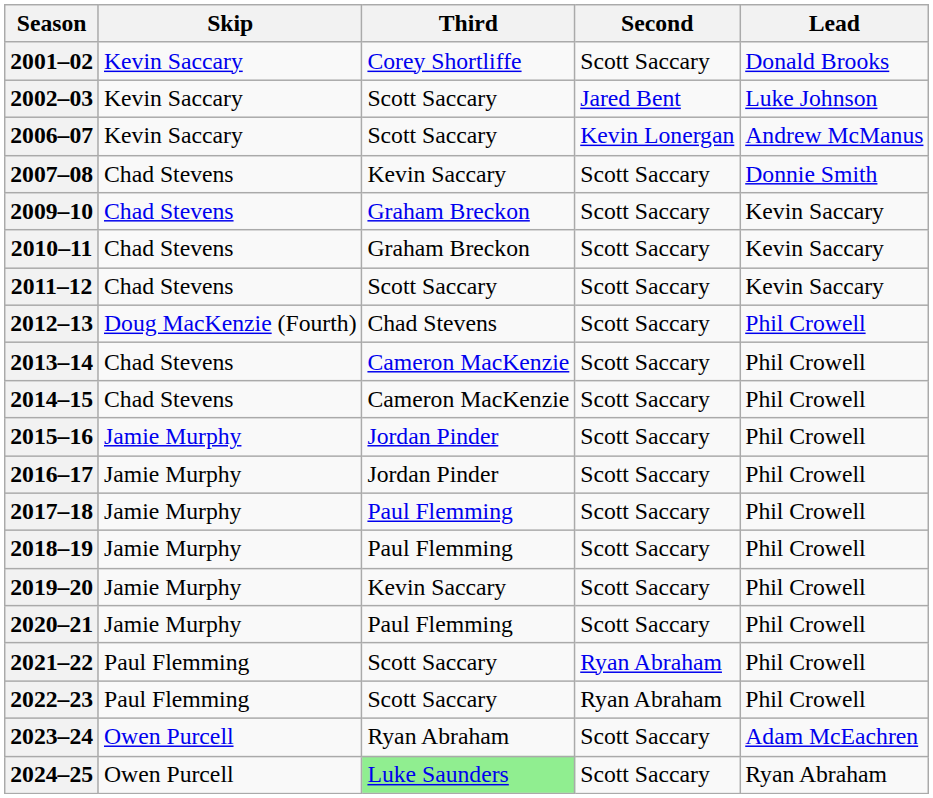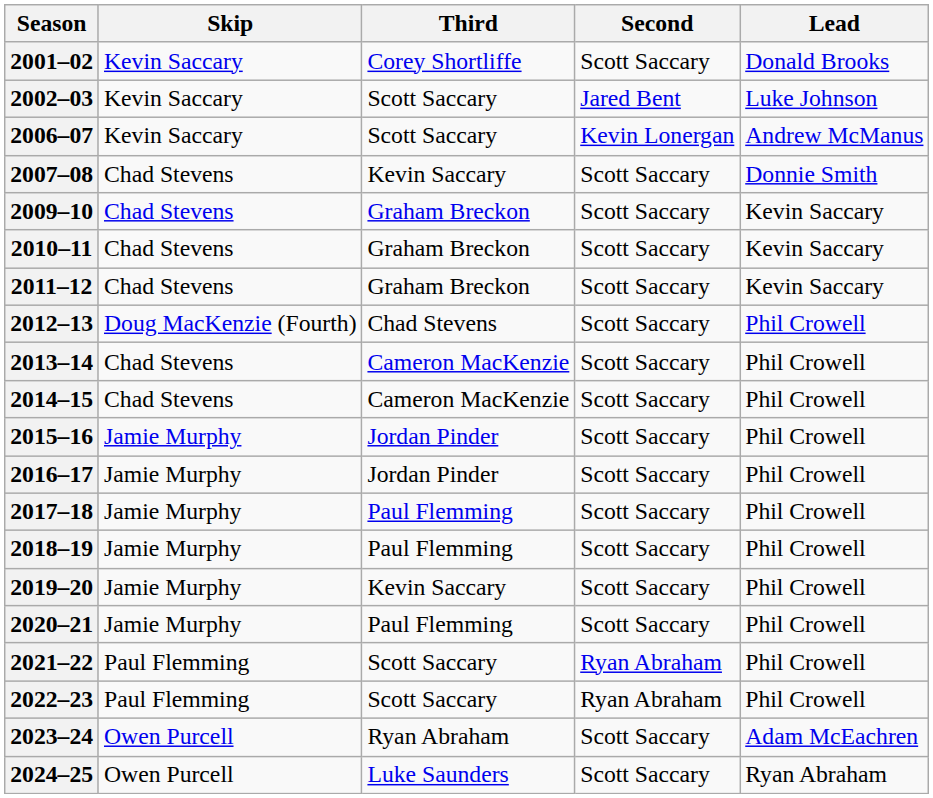(432, 286) Scott Saccary -> (449, 286) Graham Breckon
(438, 774) lightgreen background -> (438, 774) no background
